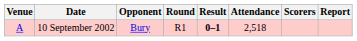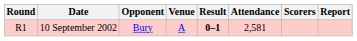columns swapped: (180, 12) <-> (20, 12)
(255, 28) 2,518 -> (255, 28) 2,581
